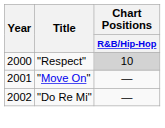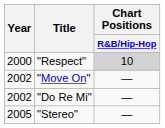(19, 79) 2001 -> (19, 79) 2002
+ row: (57, 114)
